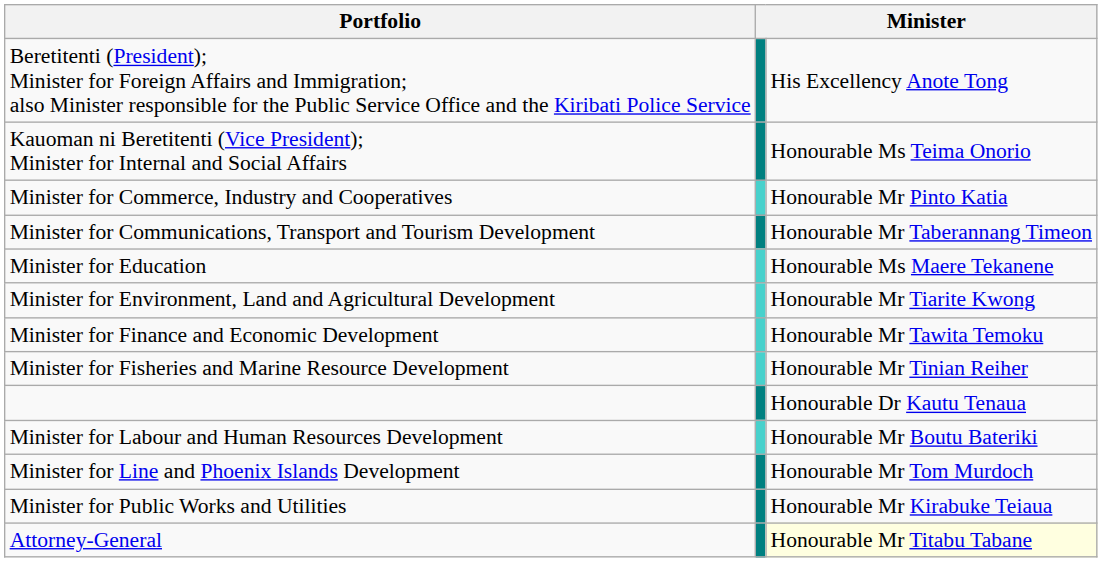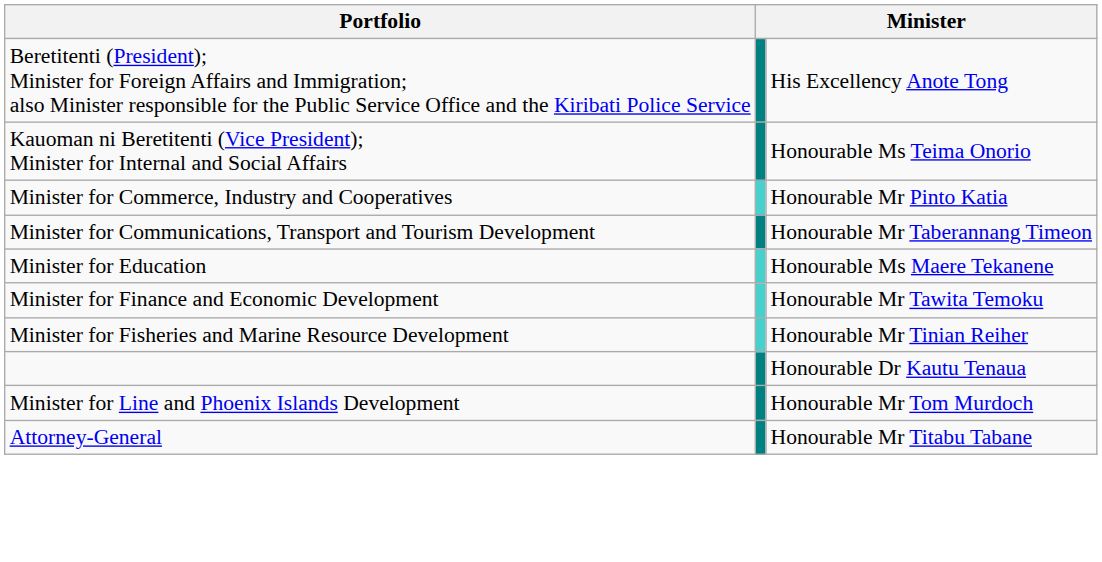- row: (282, 300)
- row: (256, 437)
- row: (178, 505)
(901, 539) lightyellow background -> (901, 437) no background
